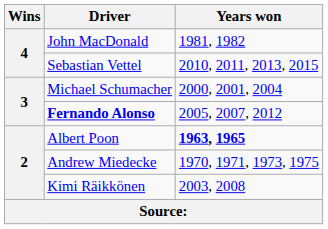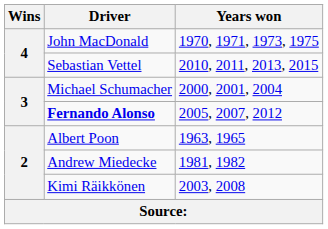(212, 41) 1981, 1982 -> (249, 41) 1970, 1971, 1973, 1975
(212, 138) bold -> (212, 138) normal
(249, 162) 1970, 1971, 1973, 1975 -> (212, 162) 1981, 1982
